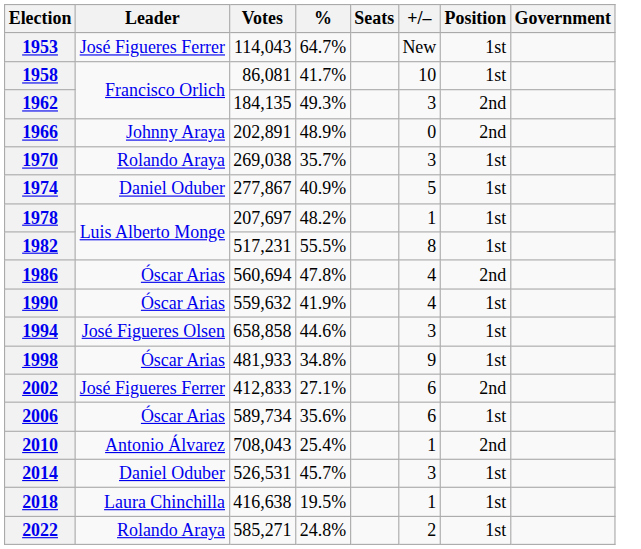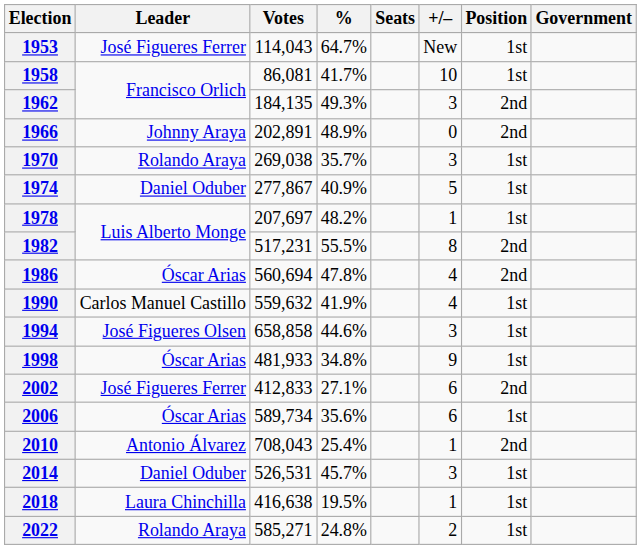(496, 246) 1st -> (514, 246) 2nd
(183, 302) Óscar Arias -> (163, 302) Carlos Manuel Castillo
